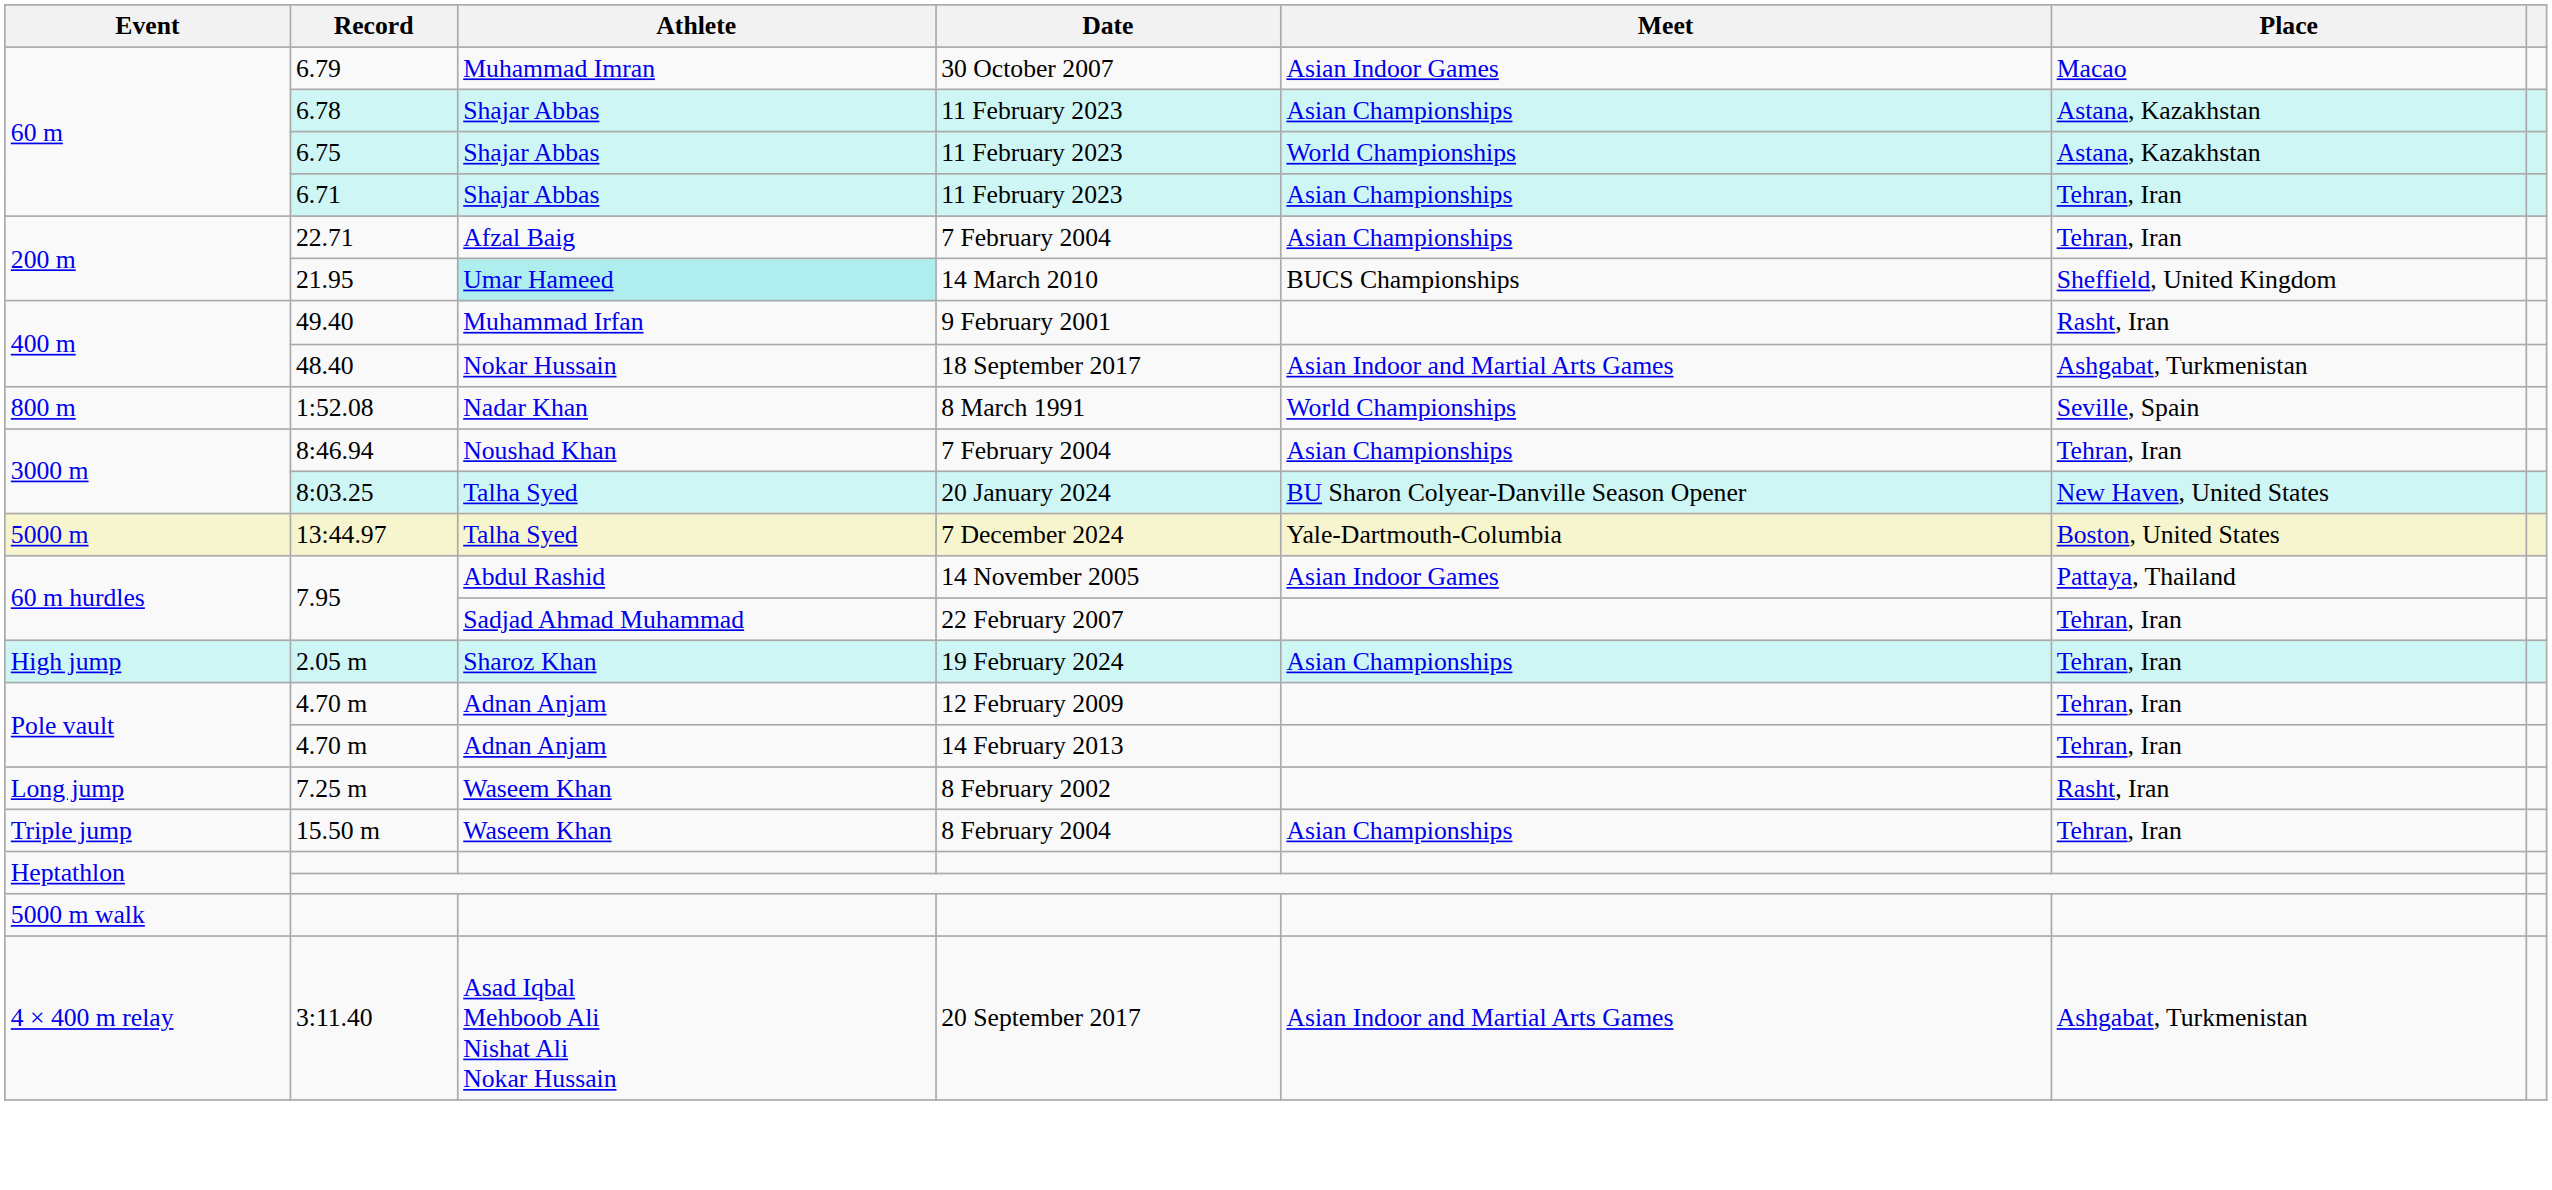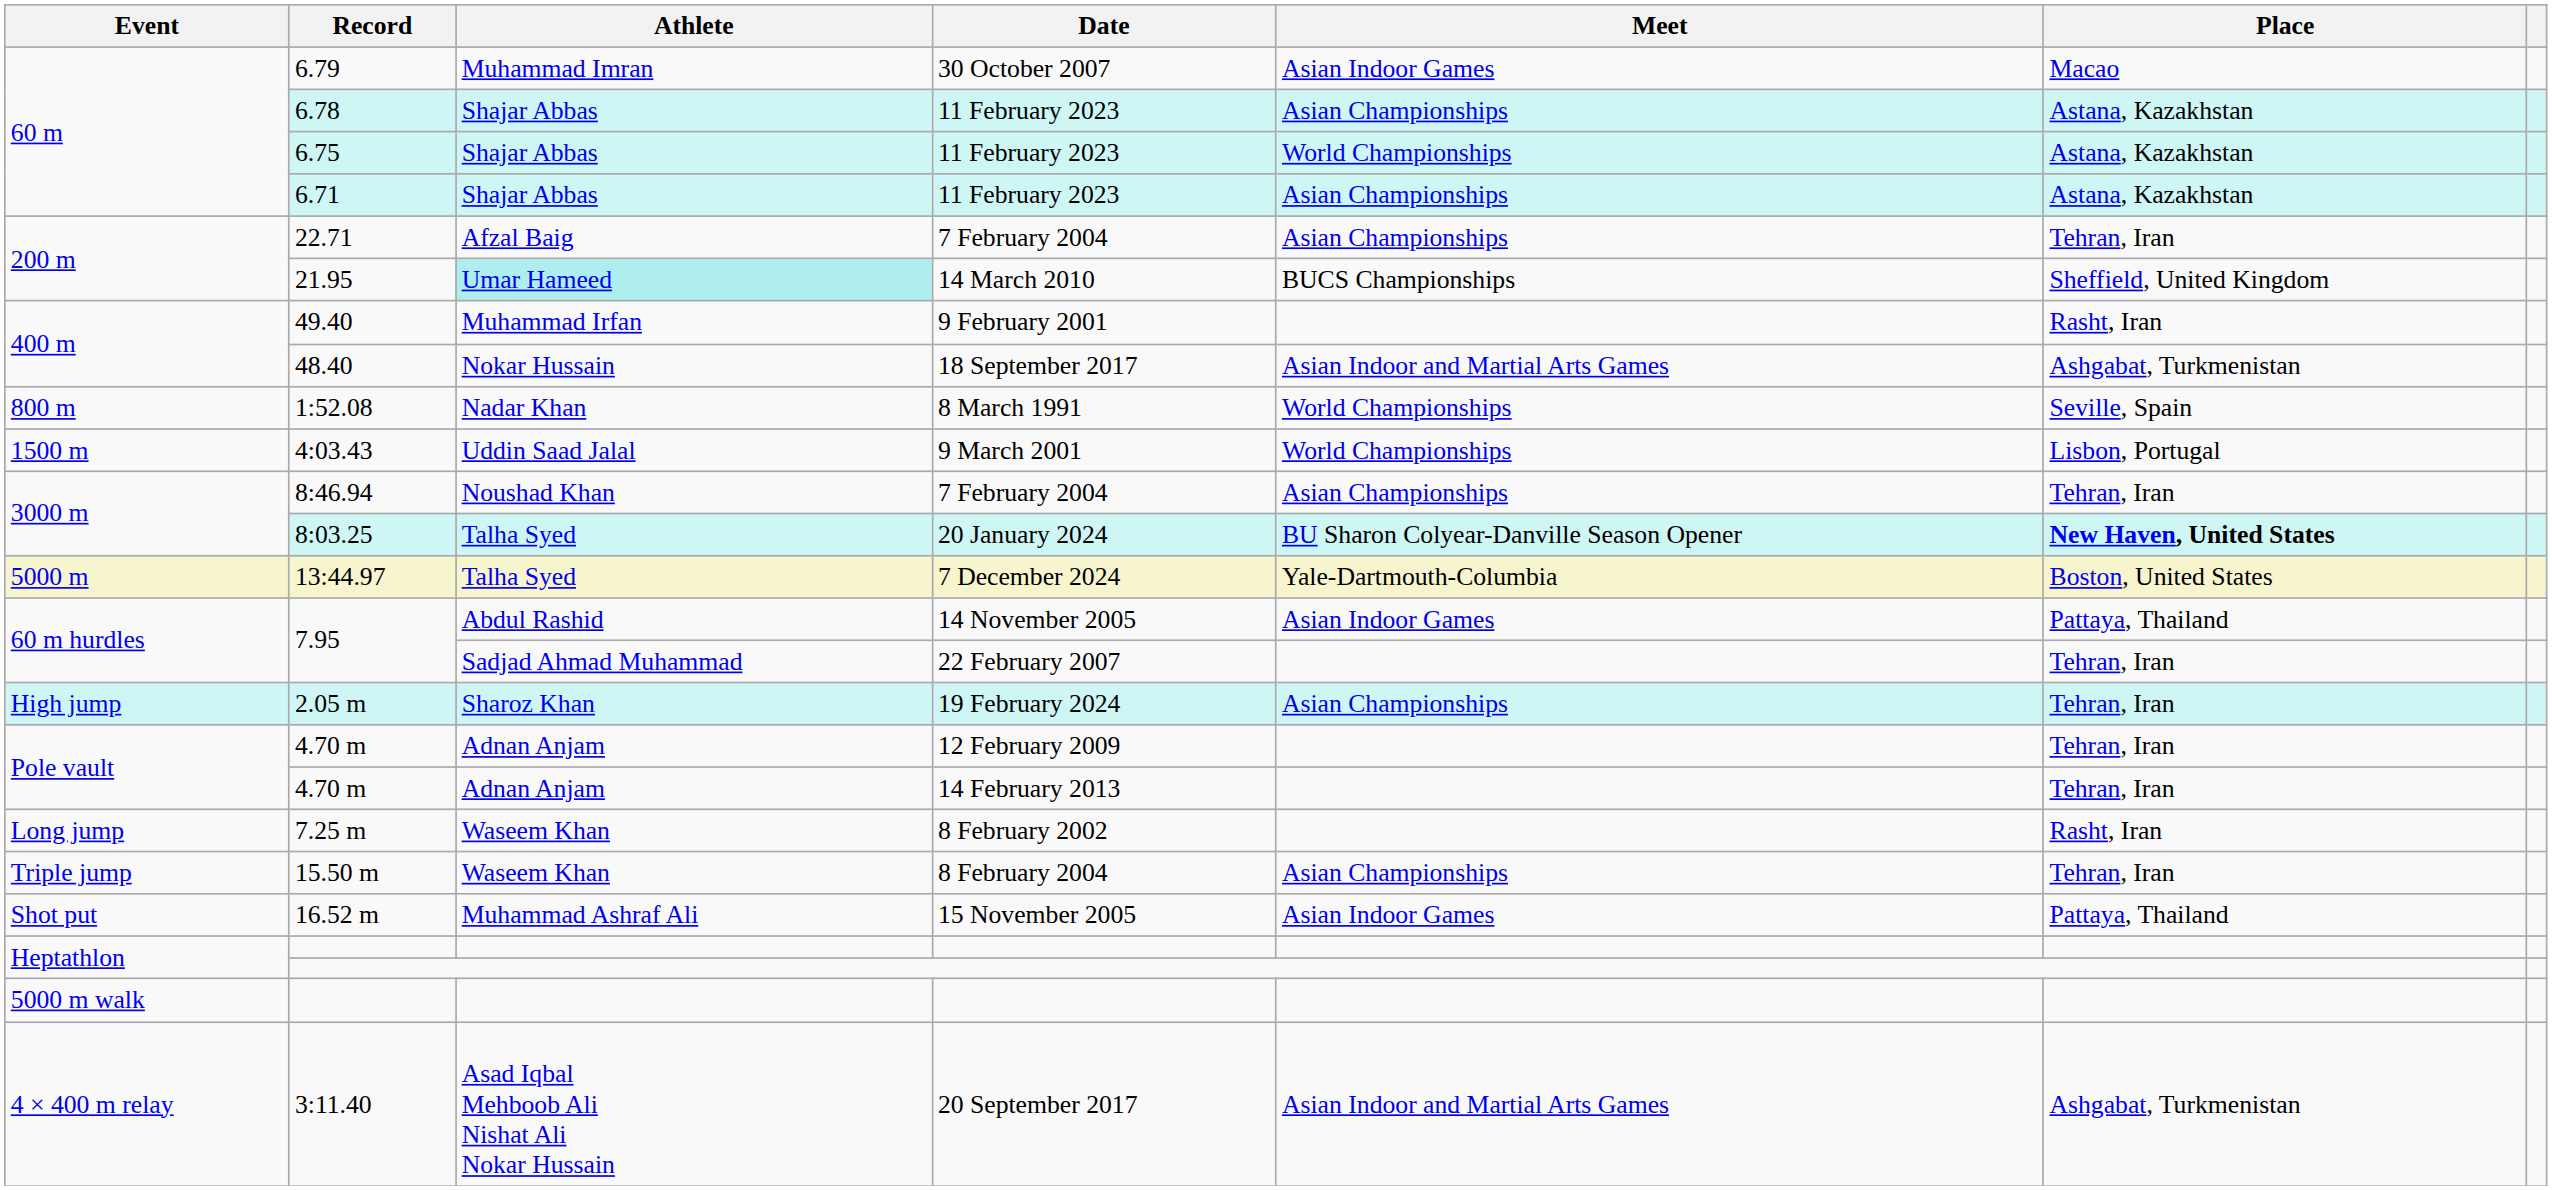(2119, 195) Tehran, Iran -> (2151, 195) Astana, Kazakhstan
+ row: (334, 449)
(2193, 491) normal -> (2192, 534) bold
+ row: (337, 915)
